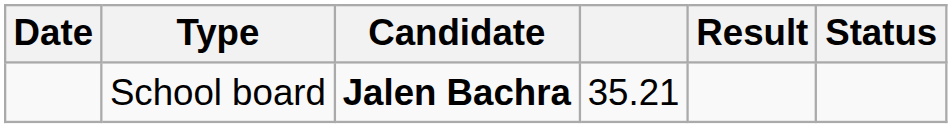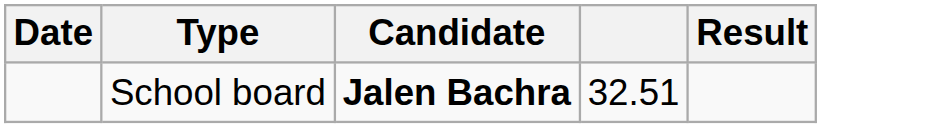- column: (881, 33)
(634, 91) 35.21 -> (634, 91) 32.51
